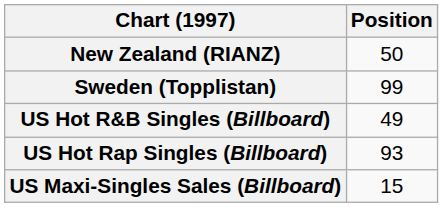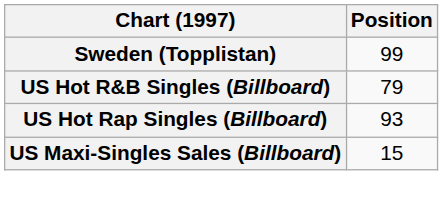- row: (175, 53)
(392, 119) 49 -> (392, 86) 79
